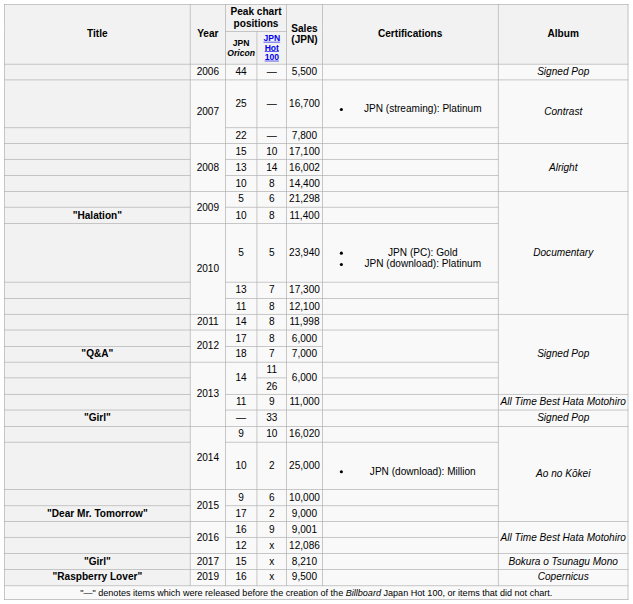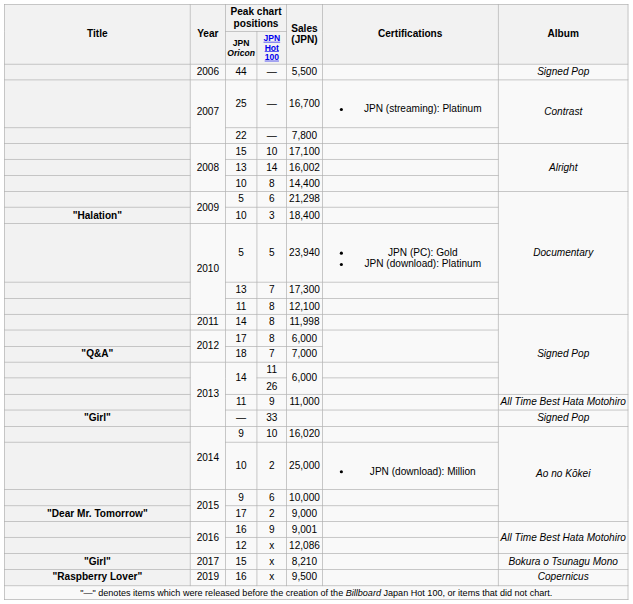(272, 215) 8 -> (272, 215) 3
(304, 215) 11,400 -> (304, 215) 18,400
